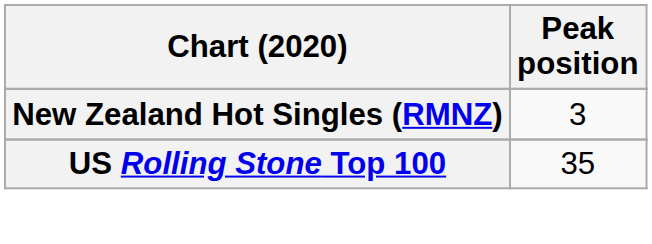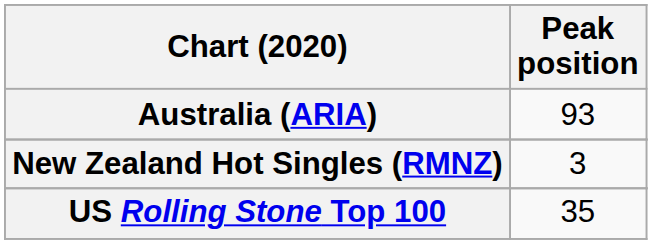+ row: (257, 113)
